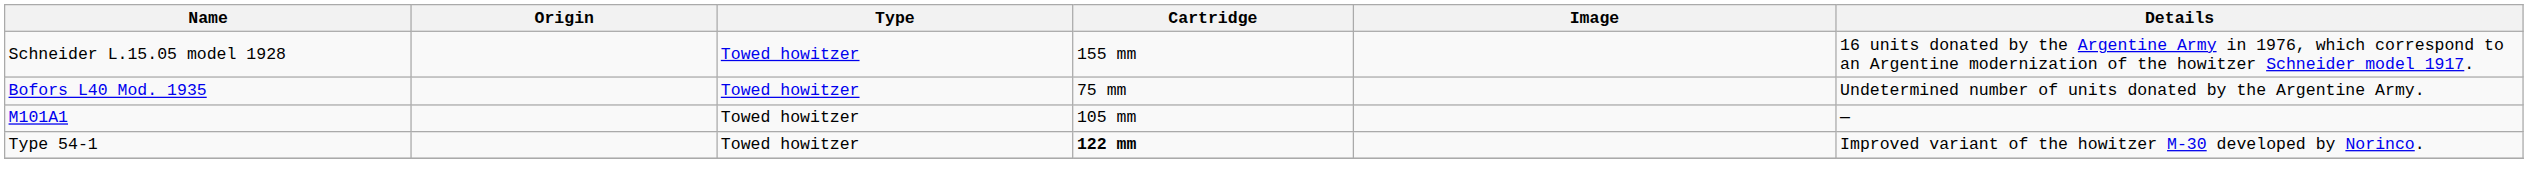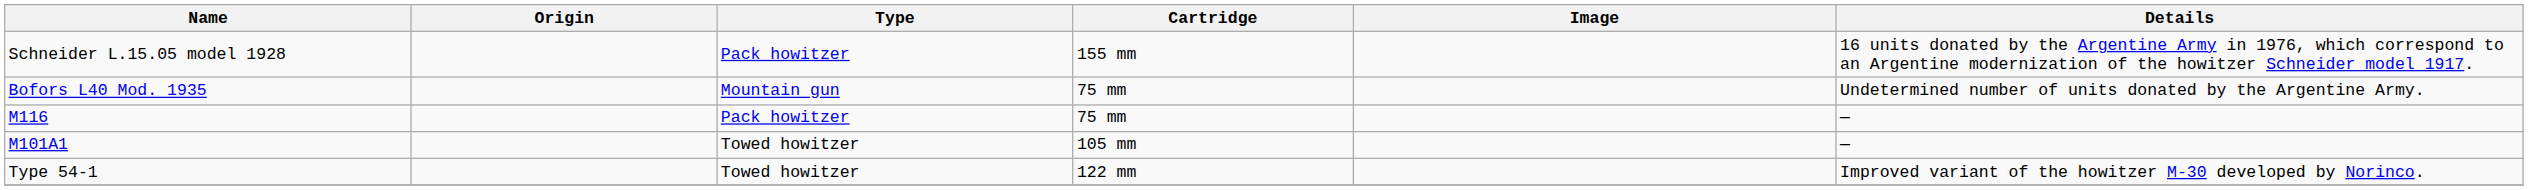(790, 55) Towed howitzer -> (785, 55) Pack howitzer
(790, 91) Towed howitzer -> (780, 91) Mountain gun
+ row: (28, 118)
(1107, 145) bold -> (1107, 172) normal
